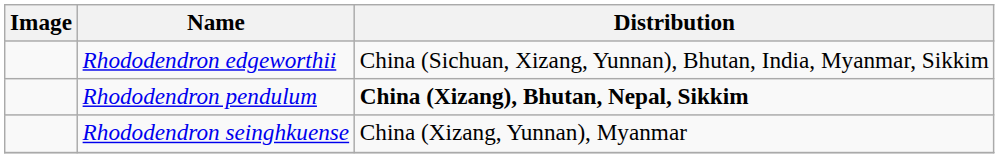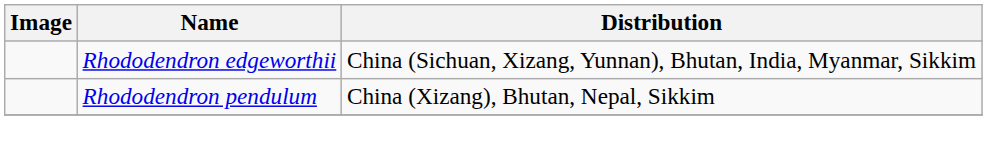(554, 96) bold -> (531, 96) normal
- row: (216, 133)
